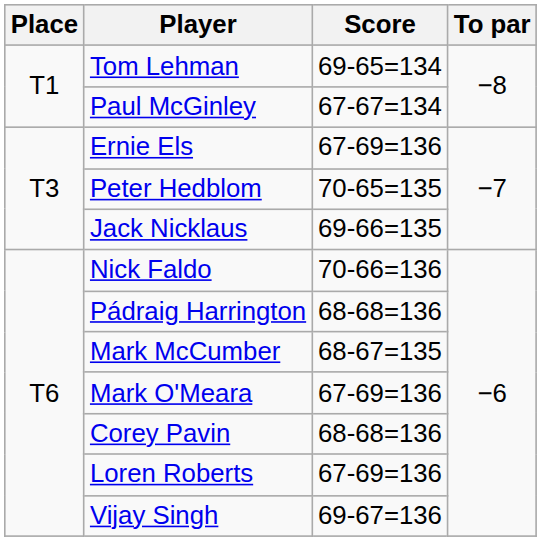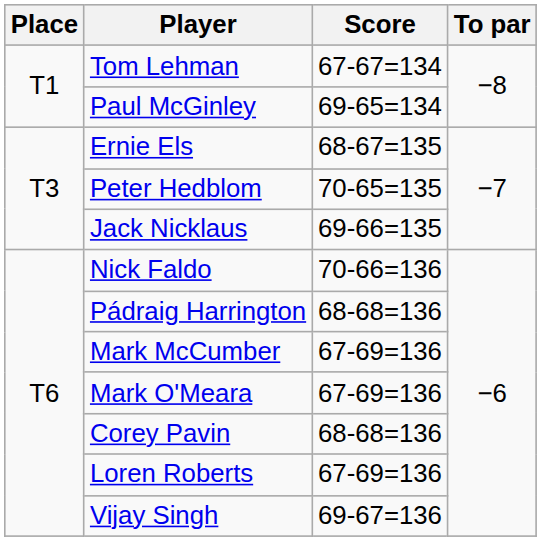(380, 65) 69-65=134 -> (380, 65) 67-67=134
(380, 106) 67-67=134 -> (380, 106) 69-65=134
(380, 147) 67-69=136 -> (380, 147) 68-67=135
(380, 351) 68-67=135 -> (380, 351) 67-69=136
